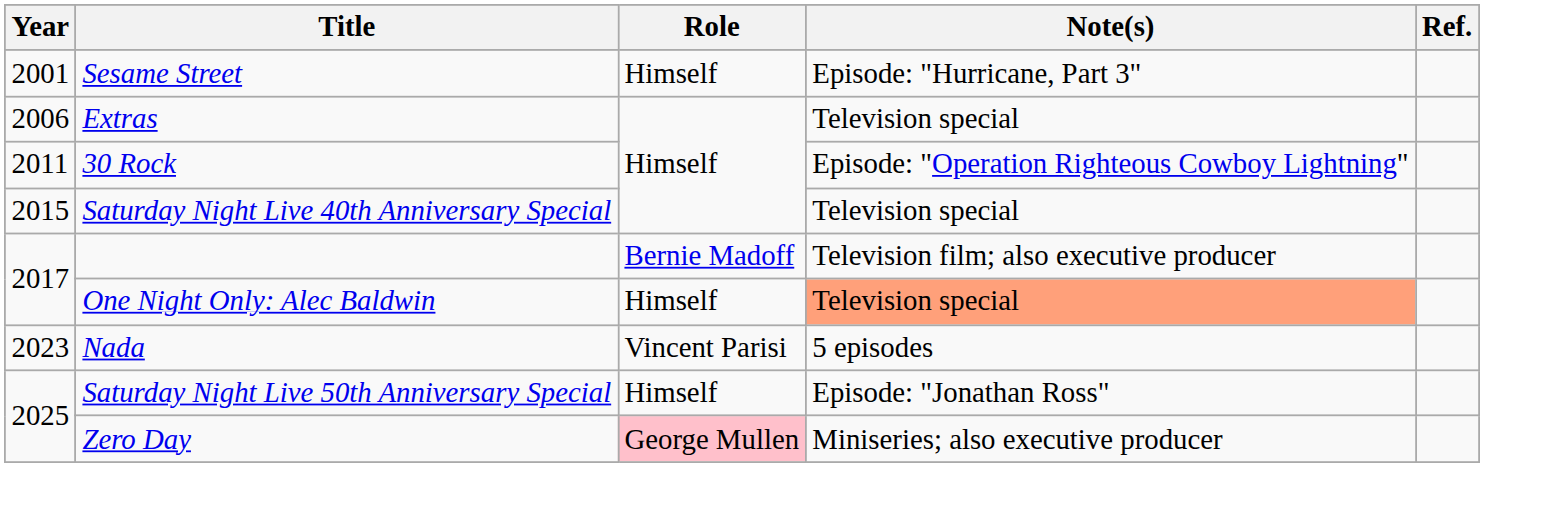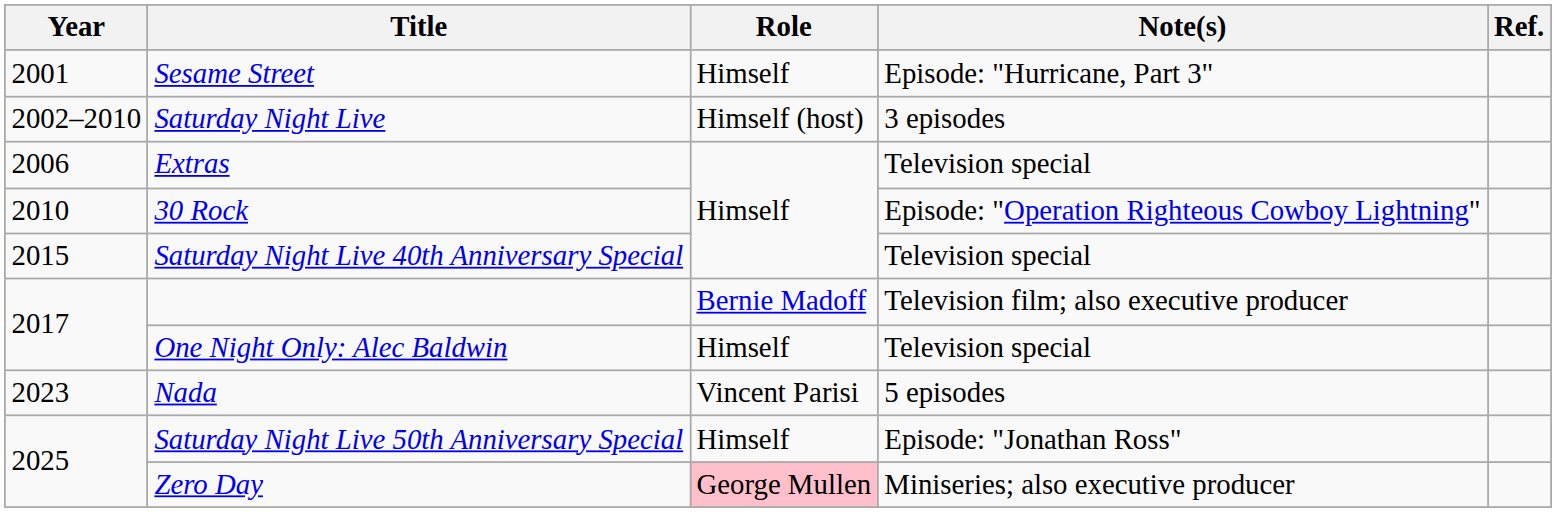+ row: (270, 118)
(40, 164) 2011 -> (40, 210) 2010
(916, 301) lightsalmon background -> (988, 347) no background
